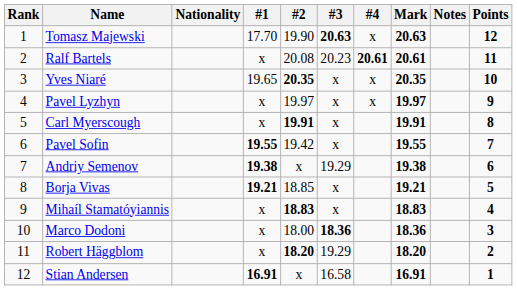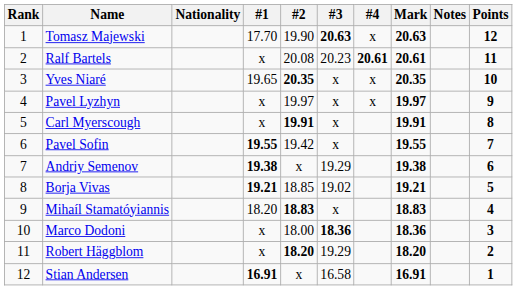(336, 187) x -> (336, 187) 19.02
(262, 209) x -> (262, 209) 18.20
